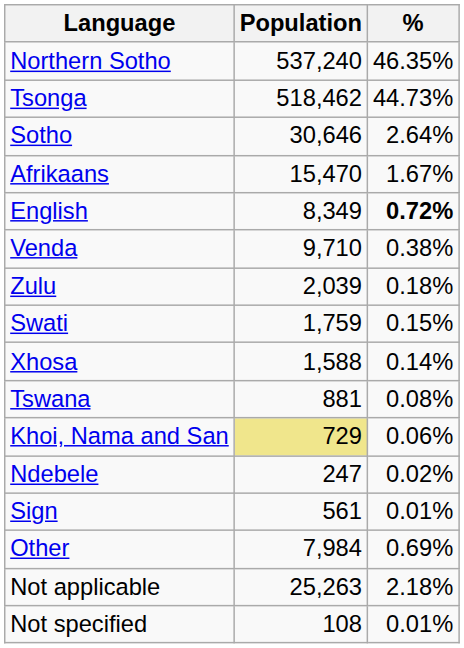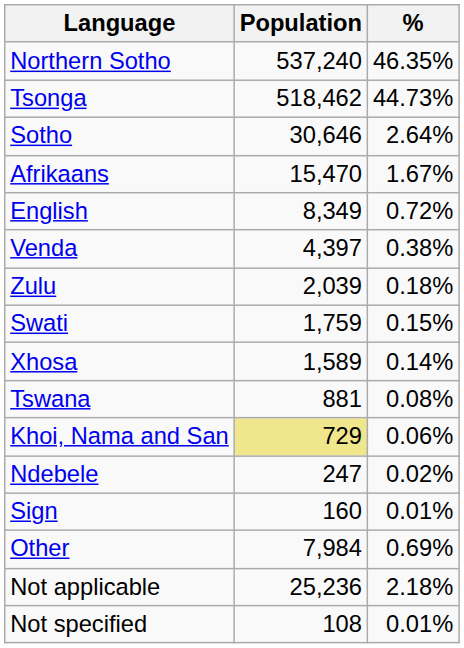(420, 211) bold -> (420, 211) normal
(332, 248) 9,710 -> (332, 248) 4,397
(332, 361) 1,588 -> (332, 361) 1,589
(342, 511) 561 -> (342, 511) 160
(326, 586) 25,263 -> (326, 586) 25,236
